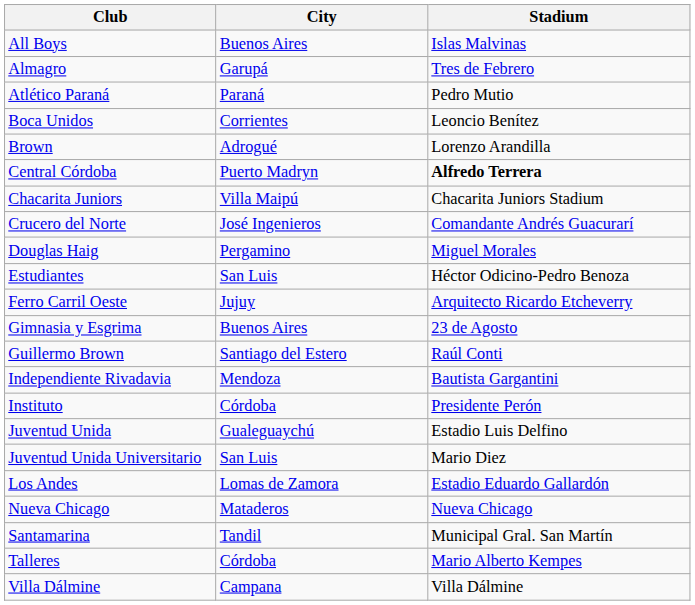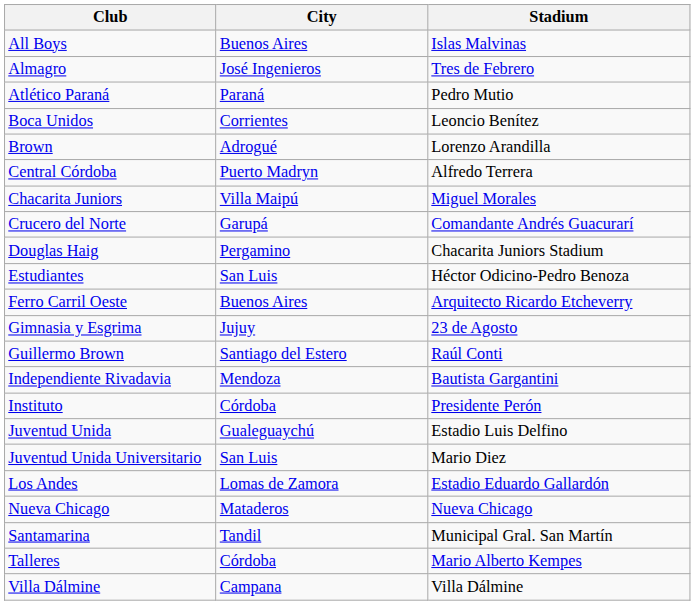(244, 69) Garupá -> (270, 69) José Ingenieros
(487, 172) bold -> (482, 172) normal
(517, 198) Chacarita Juniors Stadium -> (484, 198) Miguel Morales
(270, 224) José Ingenieros -> (244, 224) Garupá
(484, 250) Miguel Morales -> (517, 250) Chacarita Juniors Stadium
(237, 302) Jujuy -> (264, 302) Buenos Aires
(264, 328) Buenos Aires -> (237, 328) Jujuy
